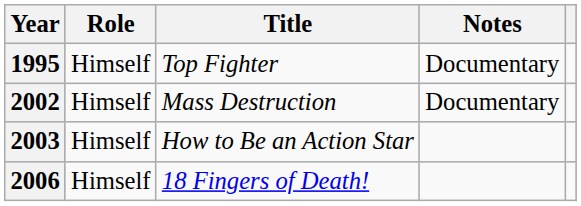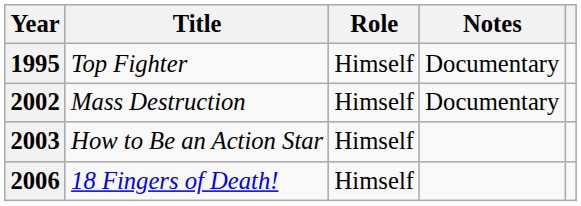columns swapped: (288, 24) <-> (111, 24)
